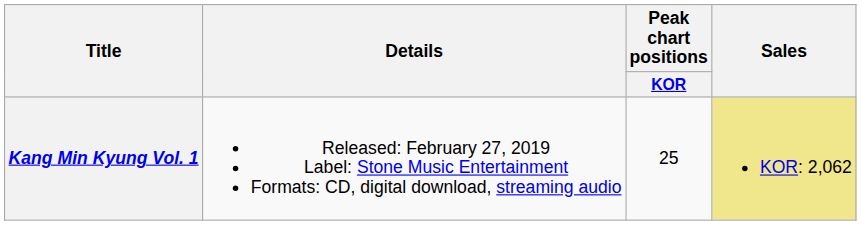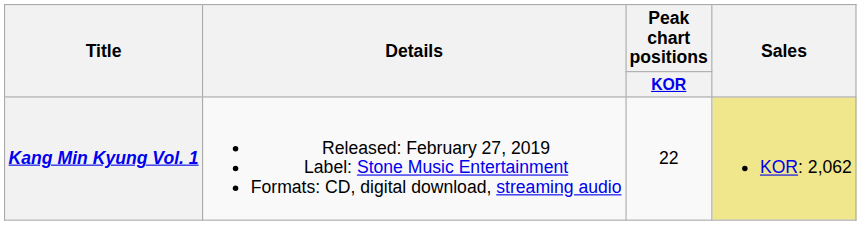(669, 158) 25 -> (669, 158) 22
